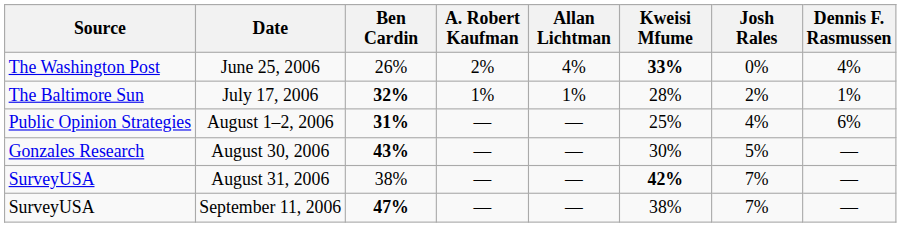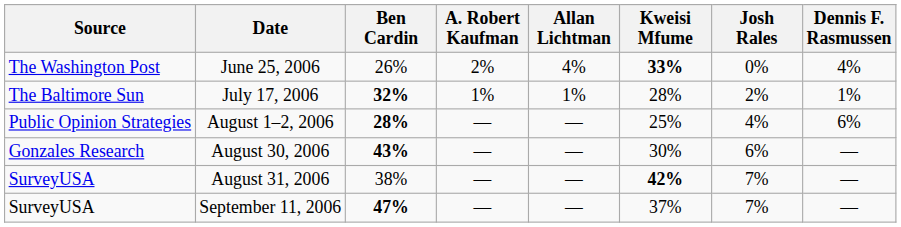(391, 123) 31% -> (391, 123) 28%
(757, 151) 5% -> (757, 151) 6%
(665, 207) 38% -> (665, 207) 37%
